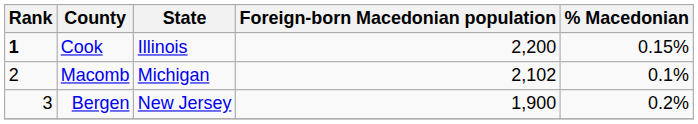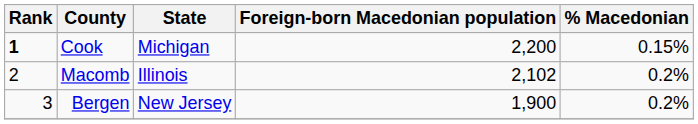(163, 47) Illinois -> (174, 47) Michigan
(174, 75) Michigan -> (163, 75) Illinois
(669, 75) 0.1% -> (669, 75) 0.2%
